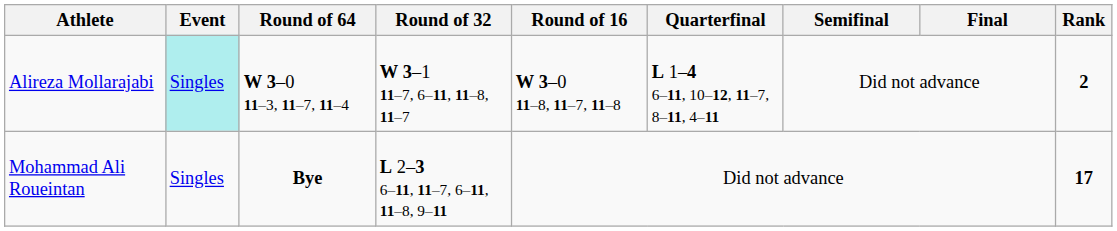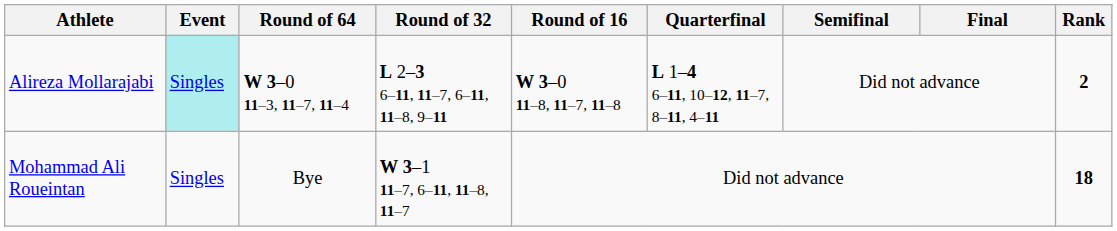(434, 94) W 3–1 11–7, 6–11, 11–8, 11–7 -> (434, 94) L 2–3 6–11, 11–7, 6–11, 11–8, 9–11
(307, 178) bold -> (307, 178) normal
(434, 189) L 2–3 6–11, 11–7, 6–11, 11–8, 9–11 -> (434, 189) W 3–1 11–7, 6–11, 11–8, 11–7
(1084, 178) 17 -> (1084, 178) 18
